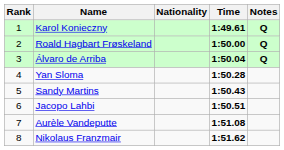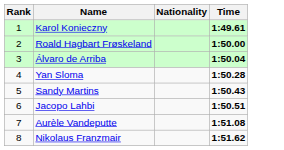- column: (264, 12)
